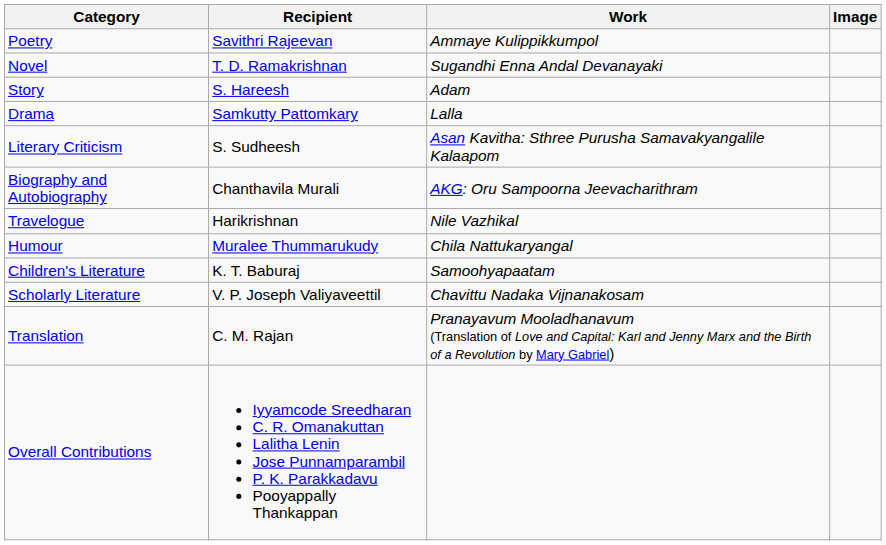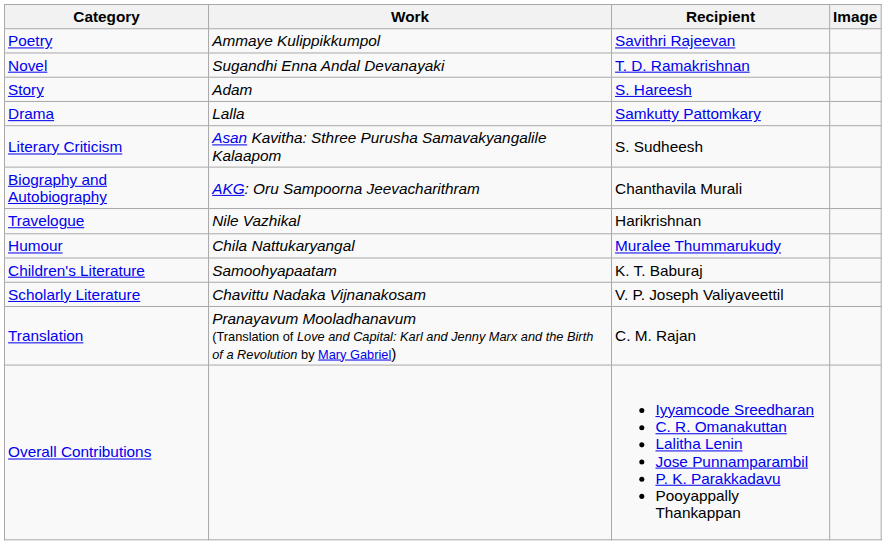columns swapped: (318, 17) <-> (628, 17)
